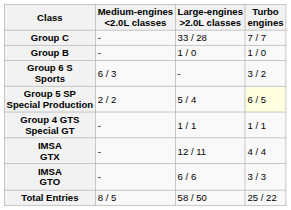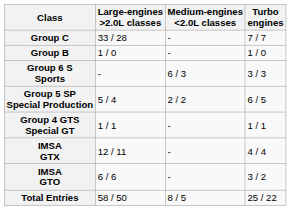columns swapped: (210, 17) <-> (135, 17)
(257, 74) 3 / 2 -> (257, 74) 3 / 3
(257, 99) lightyellow background -> (257, 99) no background
(257, 177) 3 / 3 -> (257, 177) 3 / 2
